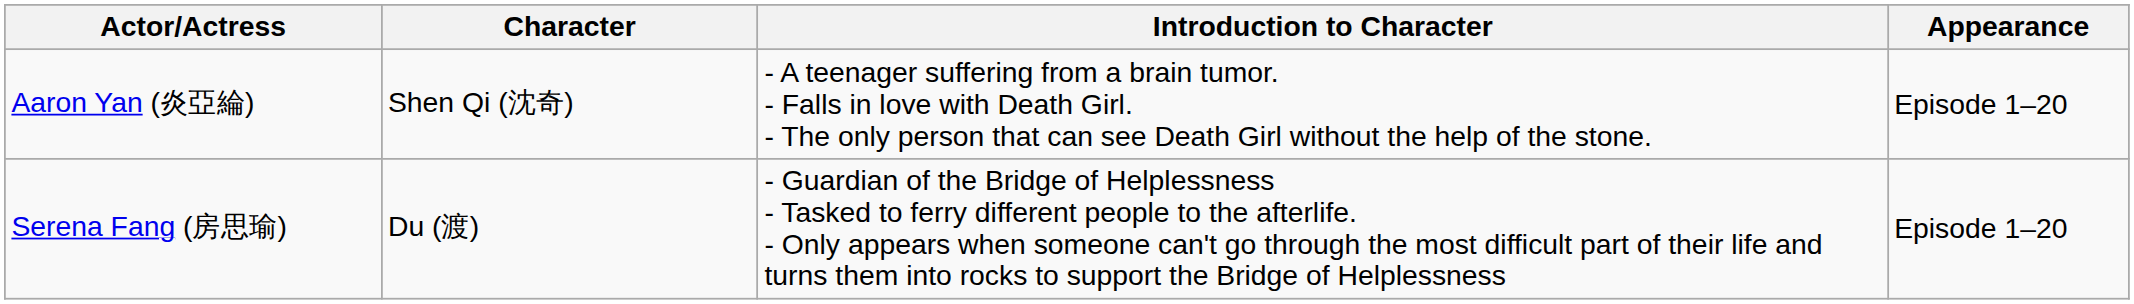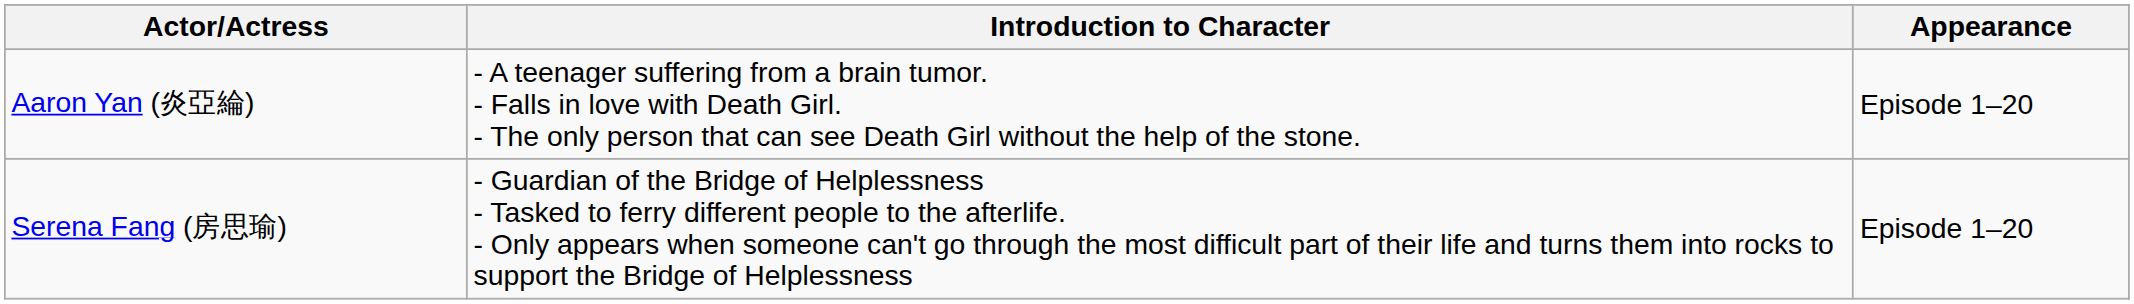- column: (570, 26)
